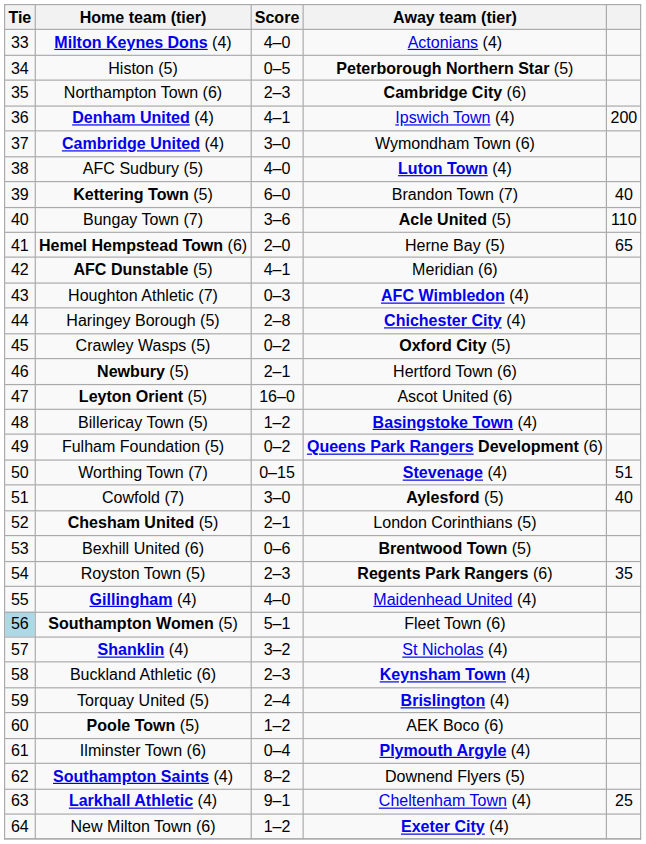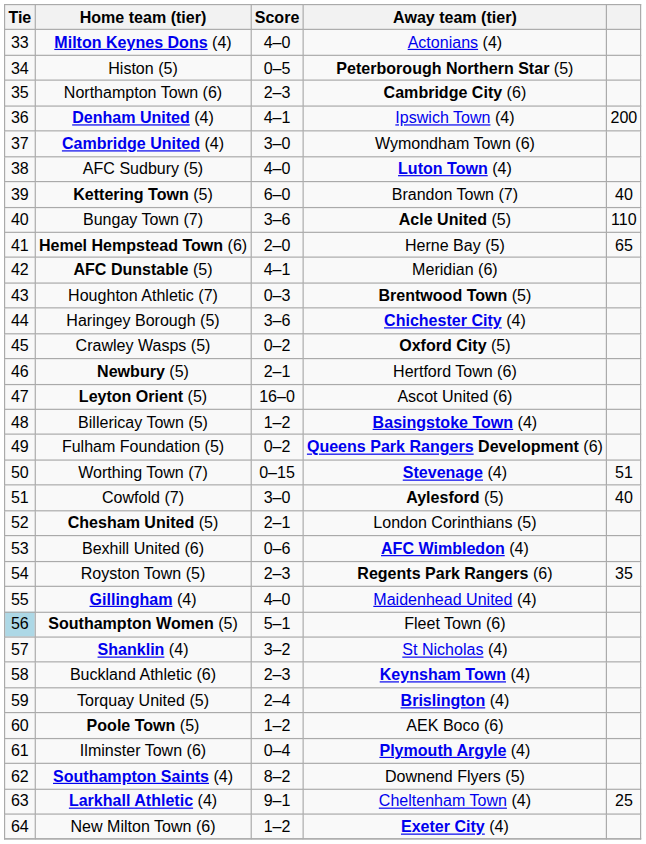(455, 295) AFC Wimbledon (4) -> (455, 295) Brentwood Town (5)
(277, 320) 2–8 -> (277, 320) 3–6
(455, 548) Brentwood Town (5) -> (455, 548) AFC Wimbledon (4)
